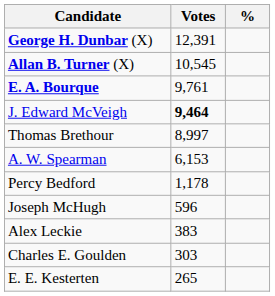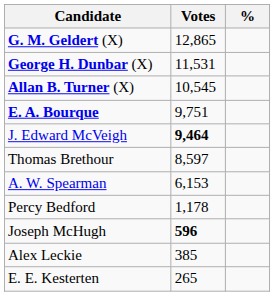+ row: (65, 40)
(195, 40) 12,391 -> (195, 64) 11,531
(192, 87) 9,761 -> (192, 111) 9,751
(192, 135) 8,997 -> (192, 159) 8,597
(186, 207) normal -> (186, 231) bold
(186, 231) 383 -> (186, 254) 385
- row: (67, 254)
